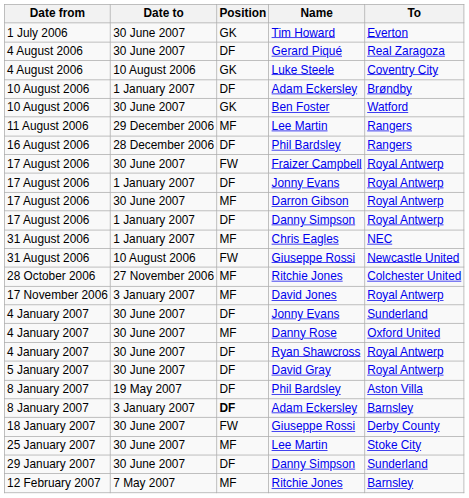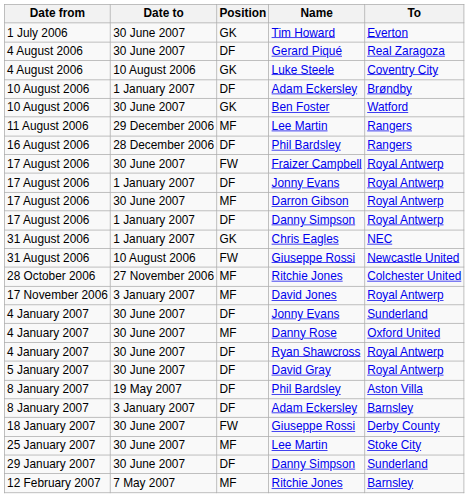(228, 239) MF -> (228, 239) GK
(227, 408) bold -> (227, 408) normal
